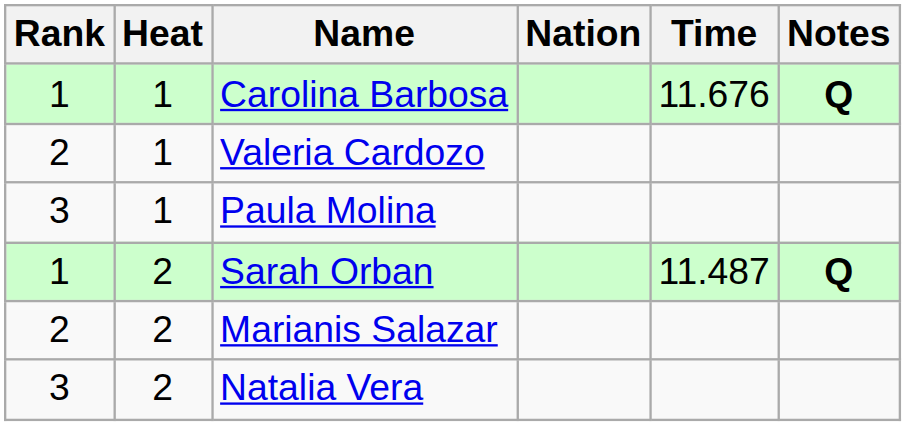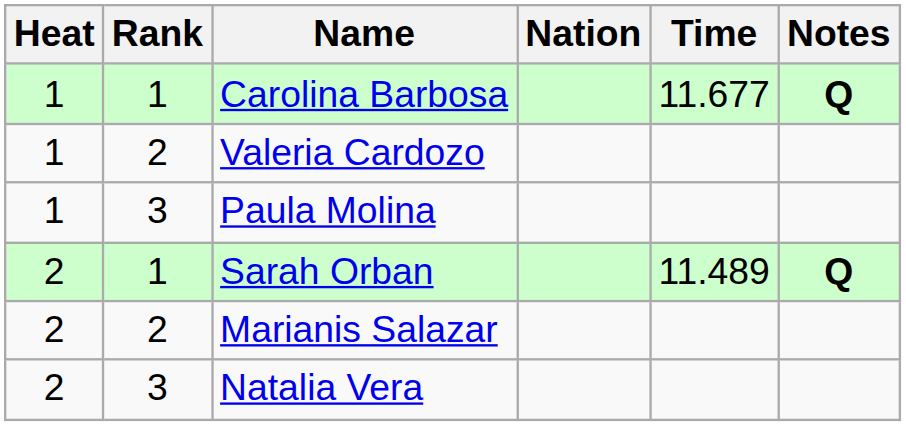columns swapped: (163, 34) <-> (59, 34)
(714, 93) 11.676 -> (714, 93) 11.677
(714, 270) 11.487 -> (714, 270) 11.489
